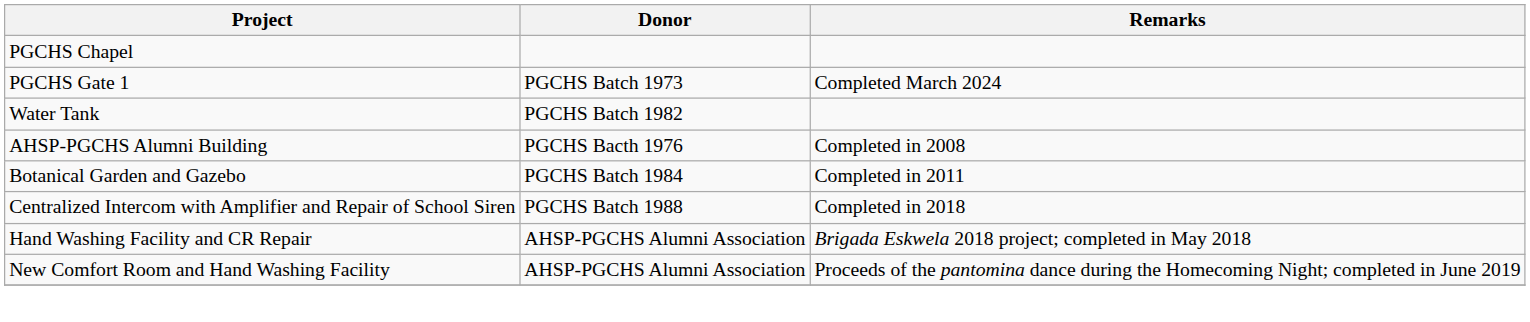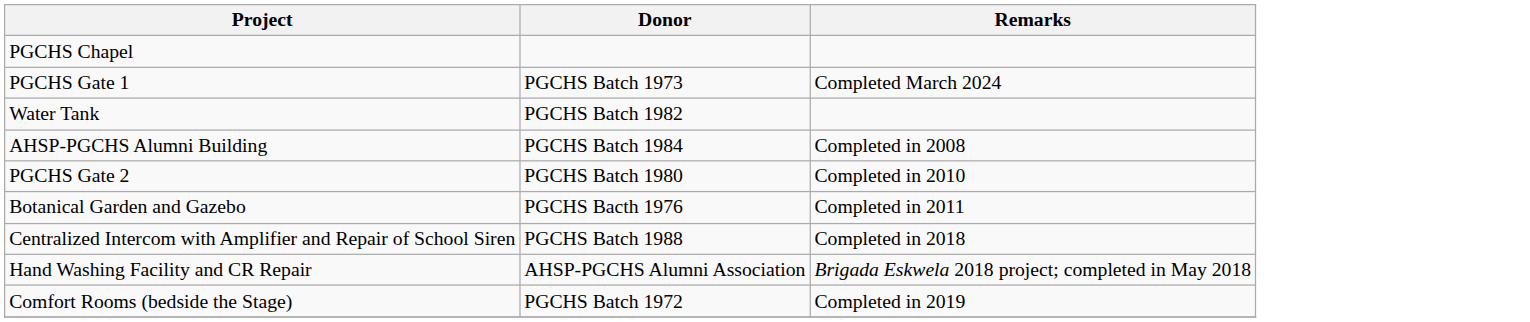(604, 144) PGCHS Bacth 1976 -> (604, 144) PGCHS Batch 1984
+ row: (69, 176)
(604, 176) PGCHS Batch 1984 -> (604, 207) PGCHS Bacth 1976
+ row: (151, 301)
- row: (199, 269)
